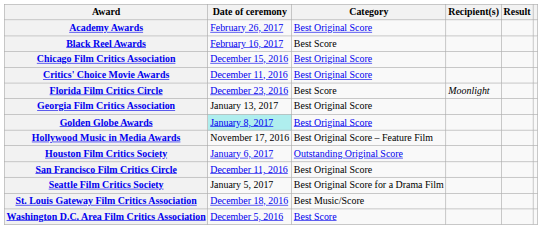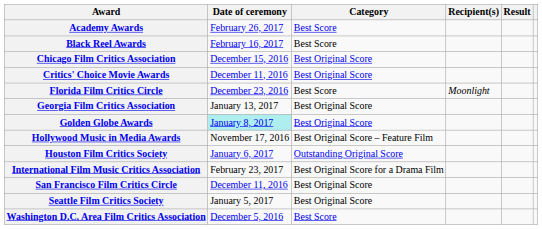(333, 28) Best Original Score -> (315, 28) Best Score
+ row: (106, 169)
(369, 185) Best Original Score for a Drama Film -> (333, 201) Best Original Score
- row: (106, 201)
